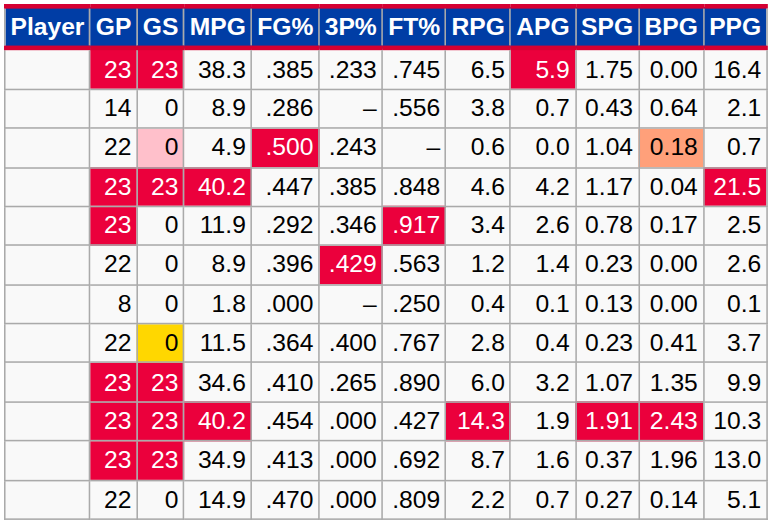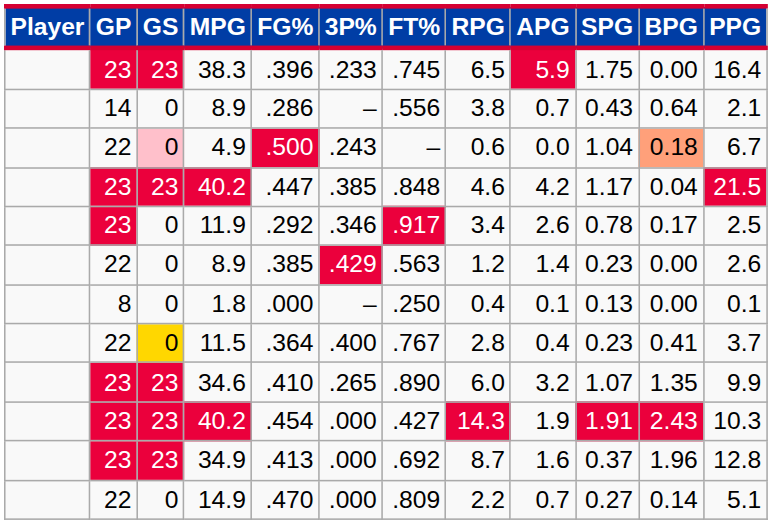(289, 69) .385 -> (289, 69) .396
(744, 147) 0.7 -> (744, 147) 6.7
(289, 264) .396 -> (289, 264) .385
(737, 460) 13.0 -> (737, 460) 12.8
